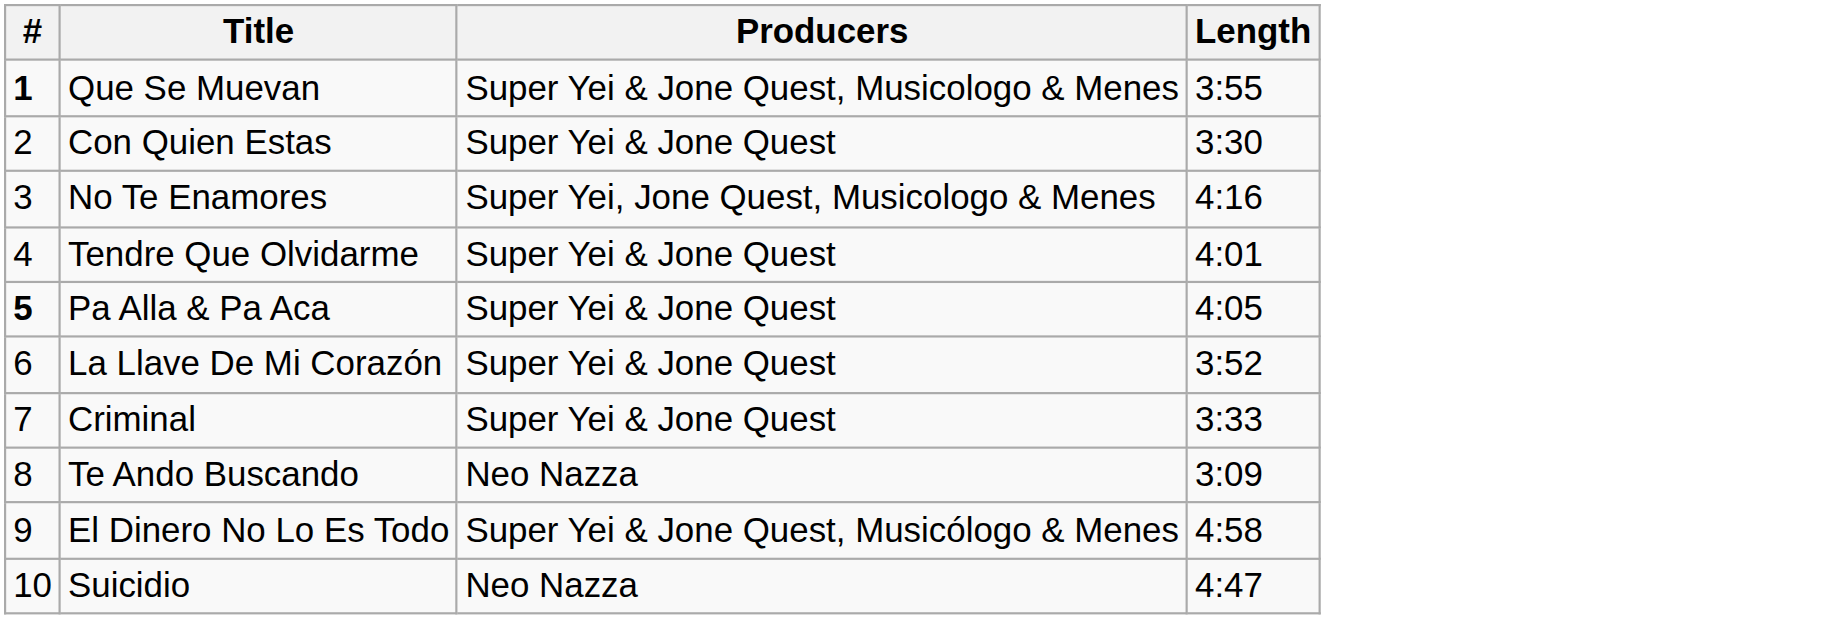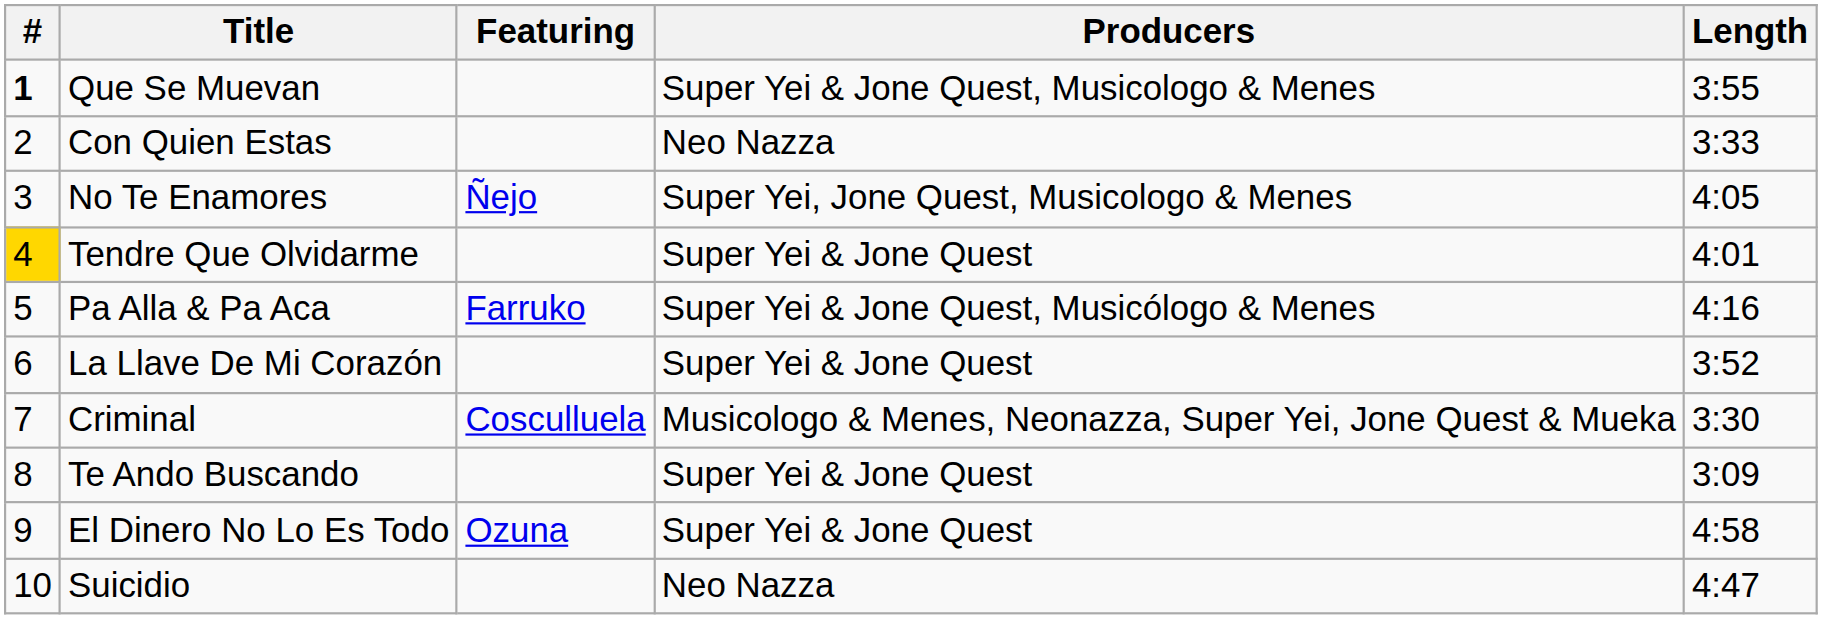+ column: (556, 32)
(651, 142) Super Yei & Jone Quest -> (748, 142) Neo Nazza
(1229, 142) 3:30 -> (1726, 142) 3:33
(1229, 198) 4:16 -> (1726, 198) 4:05
(23, 253) no background -> (23, 253) gold background
(23, 308) bold -> (23, 308) normal
(651, 308) Super Yei & Jone Quest -> (1019, 308) Super Yei & Jone Quest, Musicólogo & Menes
(1229, 308) 4:05 -> (1726, 308) 4:16
(651, 419) Super Yei & Jone Quest -> (1169, 419) Musicologo & Menes, Neonazza, Super Yei, Jone Quest & Mueka
(1229, 419) 3:33 -> (1726, 419) 3:30
(552, 474) Neo Nazza -> (847, 474) Super Yei & Jone Quest
(822, 530) Super Yei & Jone Quest, Musicólogo & Menes -> (847, 530) Super Yei & Jone Quest
